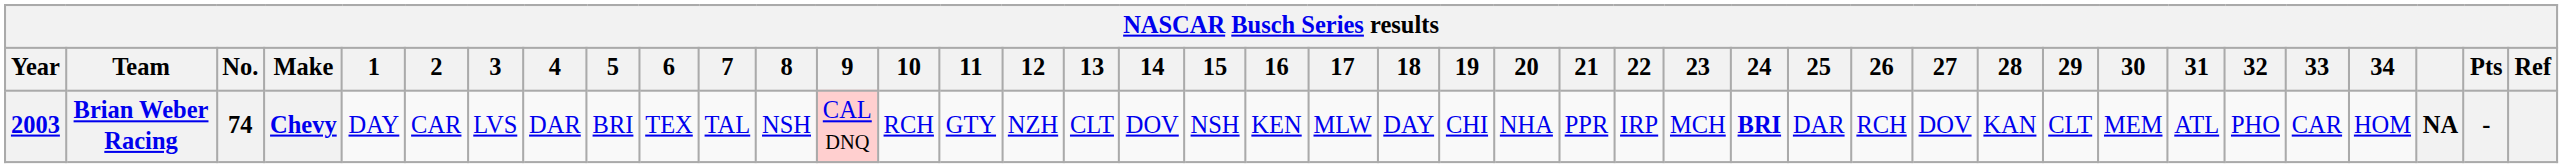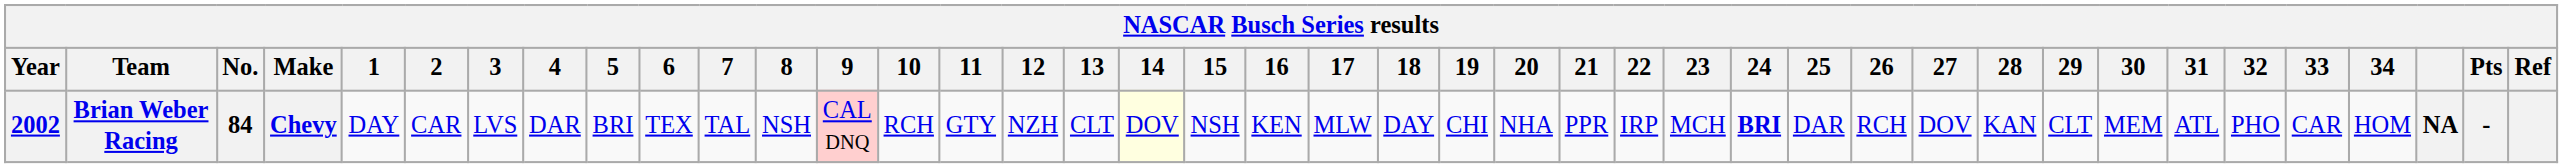(35, 125) 2003 -> (35, 125) 2002
(240, 125) 74 -> (240, 125) 84
(1152, 125) no background -> (1152, 125) lightyellow background
